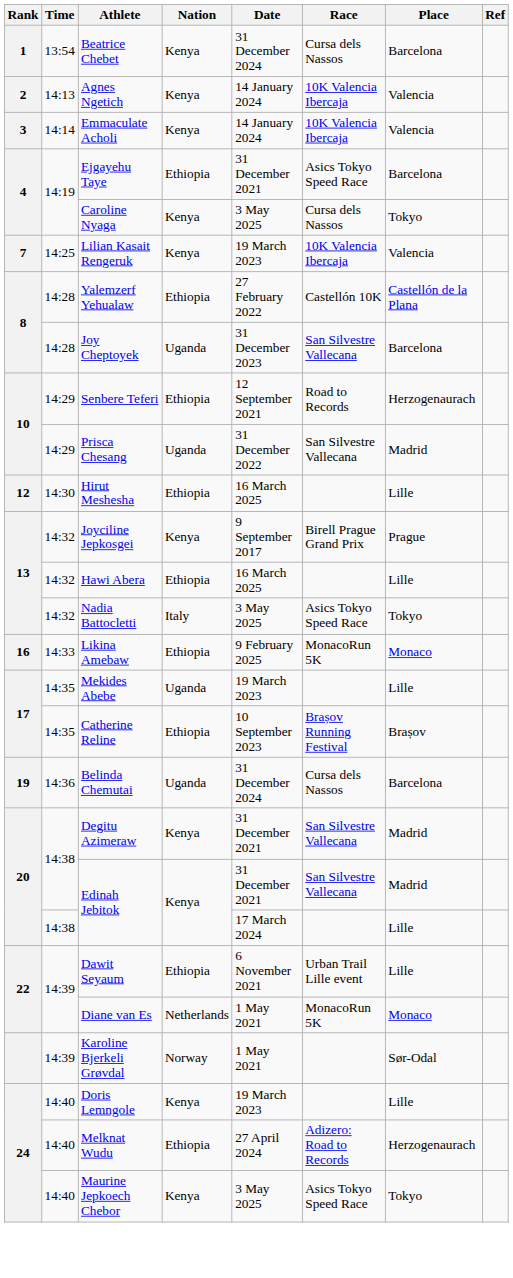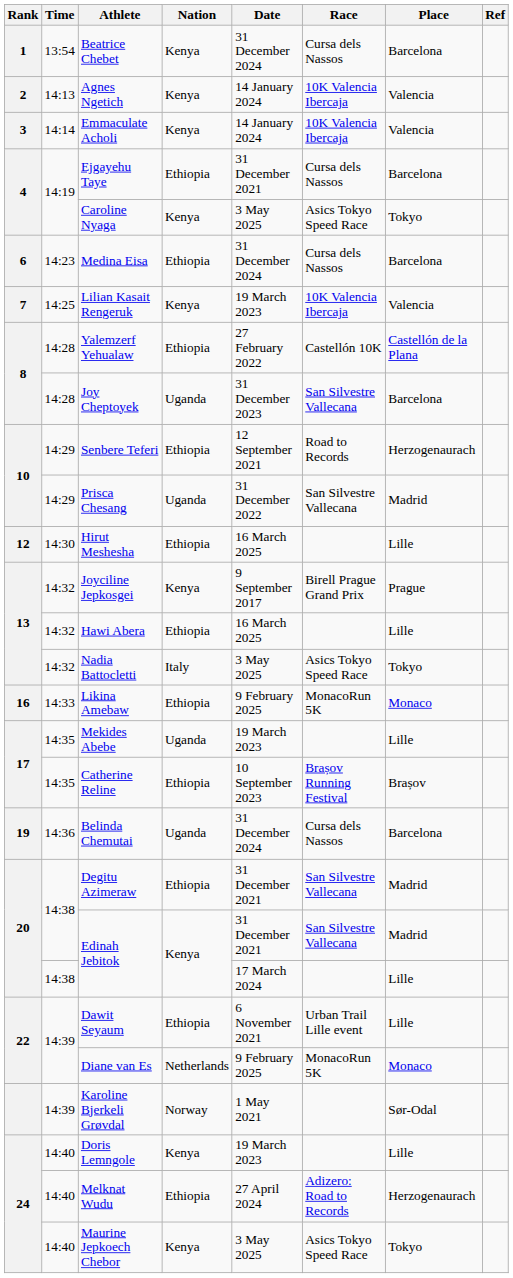(338, 173) Asics Tokyo Speed Race -> (333, 173) Cursa dels Nassos
(333, 217) Cursa dels Nassos -> (338, 217) Asics Tokyo Speed Race
+ row: (23, 260)
(182, 833) Kenya -> (187, 884) Ethiopia
(252, 1014) 1 May 2021 -> (264, 1065) 9 February 2025
